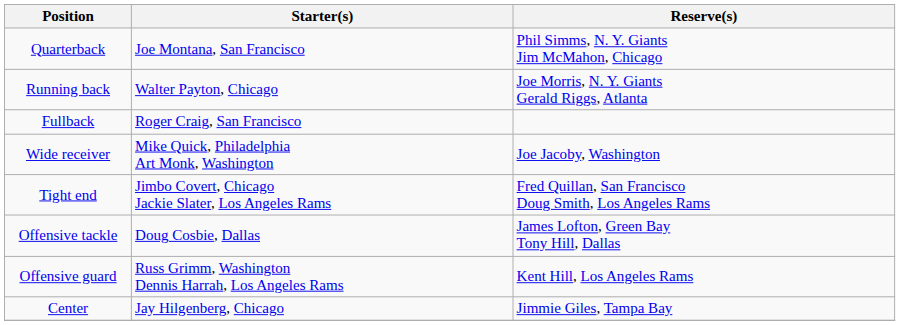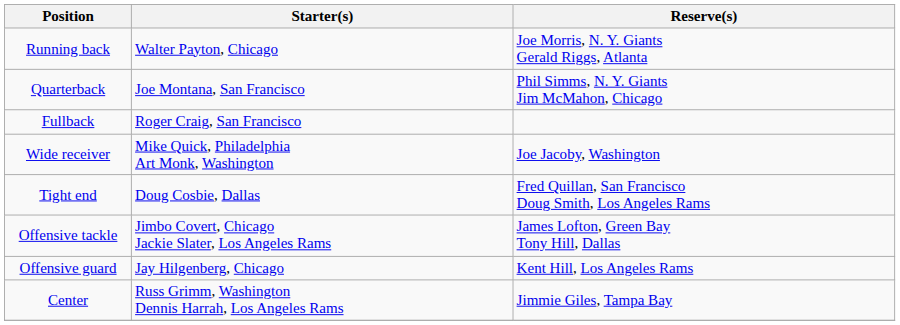rows swapped: (68, 48) <-> (68, 89)
(233, 194) Jimbo Covert, Chicago Jackie Slater, Los Angeles Rams -> (198, 194) Doug Cosbie, Dallas
(198, 235) Doug Cosbie, Dallas -> (233, 235) Jimbo Covert, Chicago Jackie Slater, Los Angeles Rams
(239, 276) Russ Grimm, Washington Dennis Harrah, Los Angeles Rams -> (210, 267) Jay Hilgenberg, Chicago
(210, 308) Jay Hilgenberg, Chicago -> (239, 300) Russ Grimm, Washington Dennis Harrah, Los Angeles Rams
